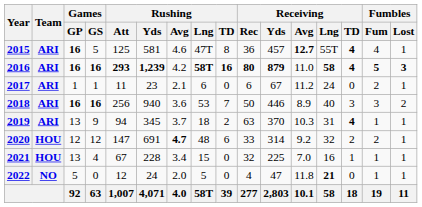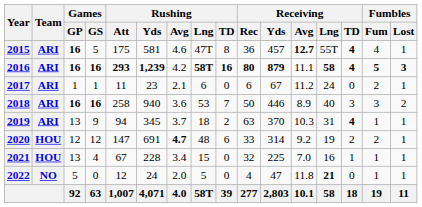(121, 49) 125 -> (121, 49) 175
(304, 67) 11.0 -> (304, 67) 11.1
(121, 103) 256 -> (121, 103) 258
(329, 139) 32 -> (329, 139) 19
